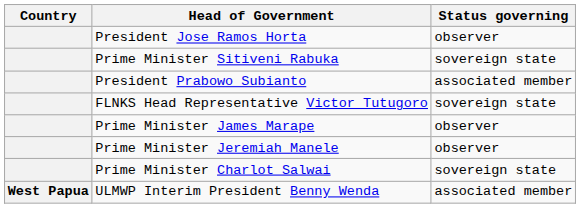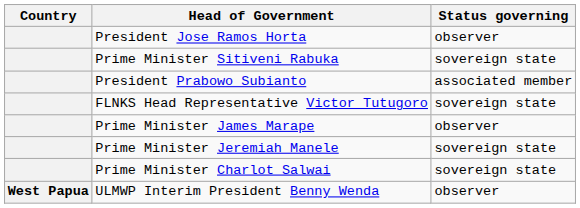(467, 148) observer -> (495, 148) sovereign state
(503, 192) associated member -> (467, 192) observer
